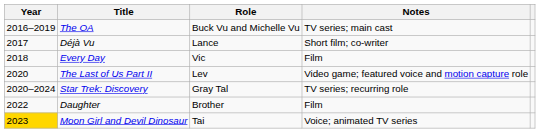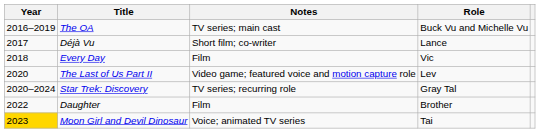columns swapped: (246, 12) <-> (416, 12)
